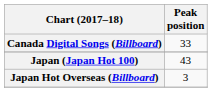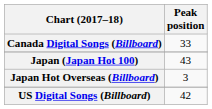+ row: (84, 95)
